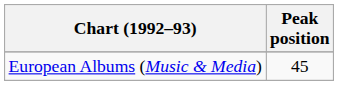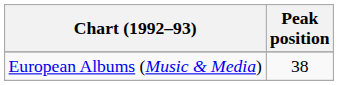(300, 66) 45 -> (300, 66) 38
